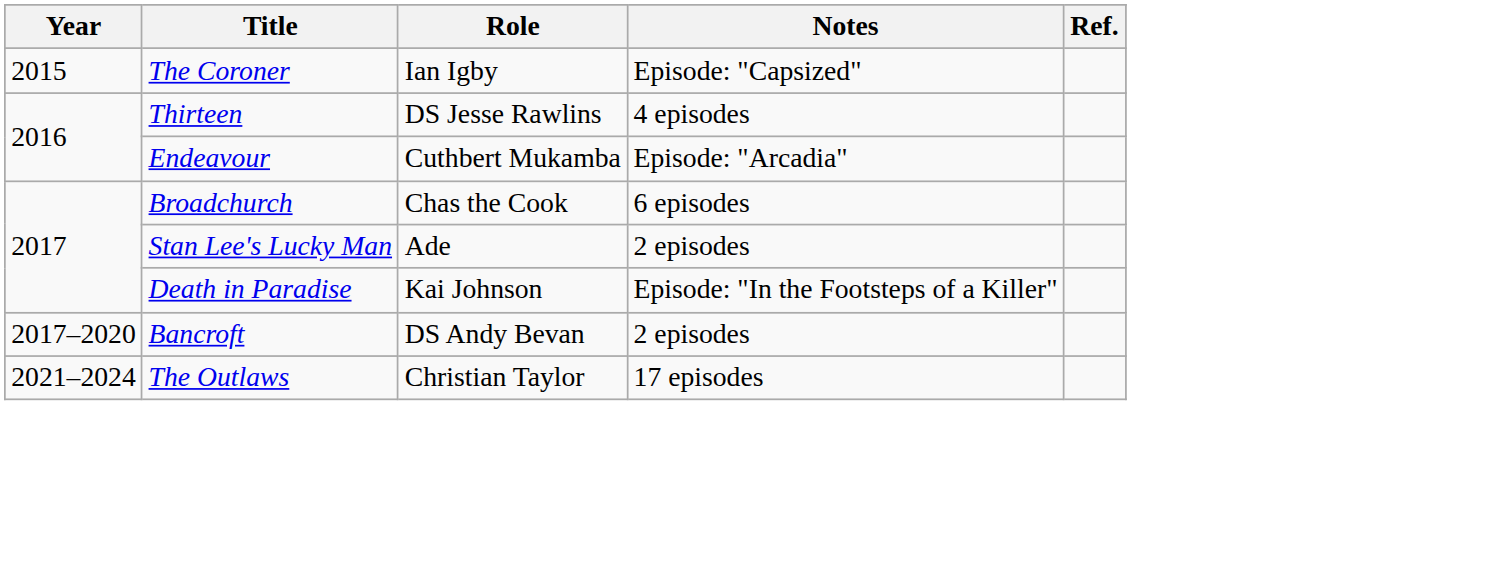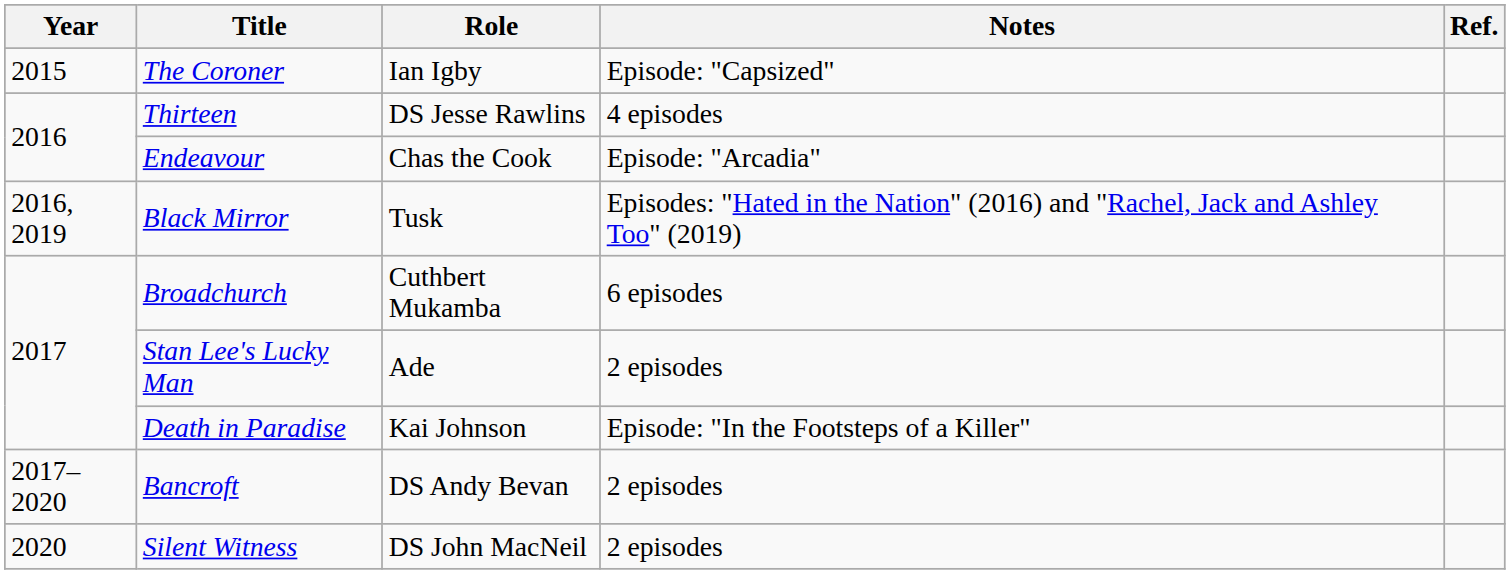(513, 158) Cuthbert Mukamba -> (470, 158) Chas the Cook
+ row: (216, 217)
(486, 202) Chas the Cook -> (445, 292) Cuthbert Mukamba
+ row: (220, 546)
- row: (219, 377)
